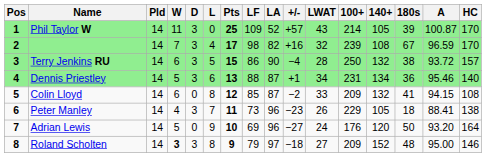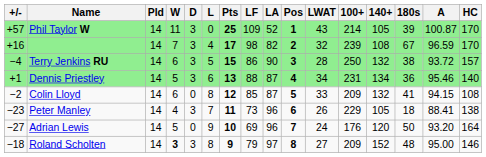columns swapped: (16, 12) <-> (294, 12)
